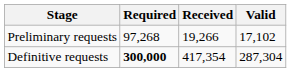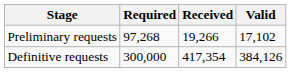(145, 57) bold -> (145, 57) normal
(261, 57) 287,304 -> (261, 57) 384,126
